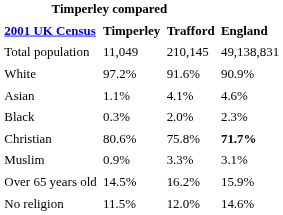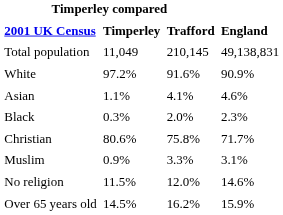(239, 138) bold -> (238, 138) normal
rows swapped: (34, 203) <-> (51, 181)
